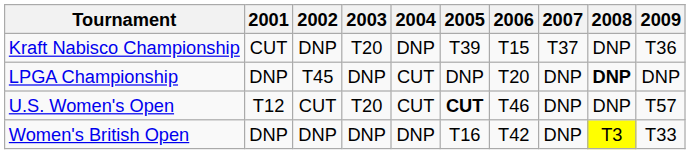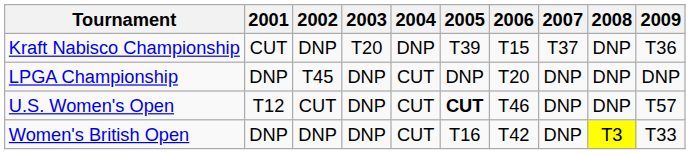(612, 77) bold -> (612, 77) normal
(367, 106) T20 -> (367, 106) DNP
(416, 135) DNP -> (416, 135) CUT
